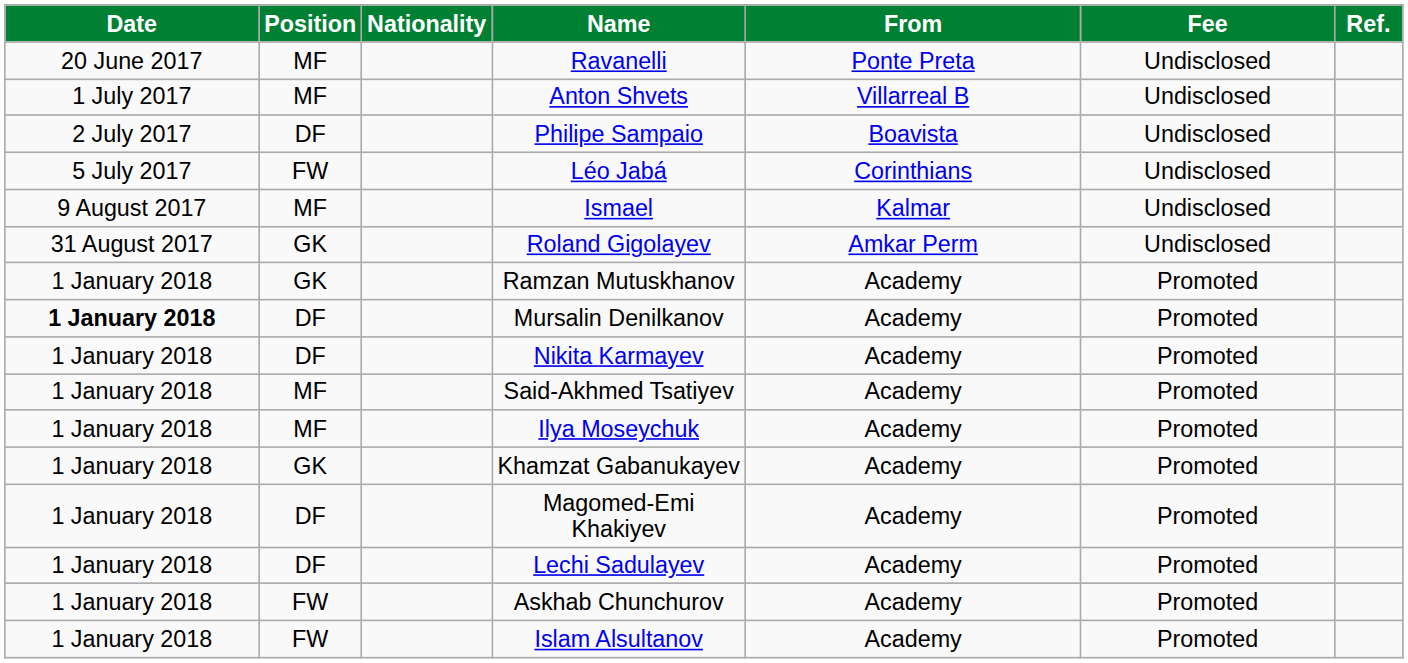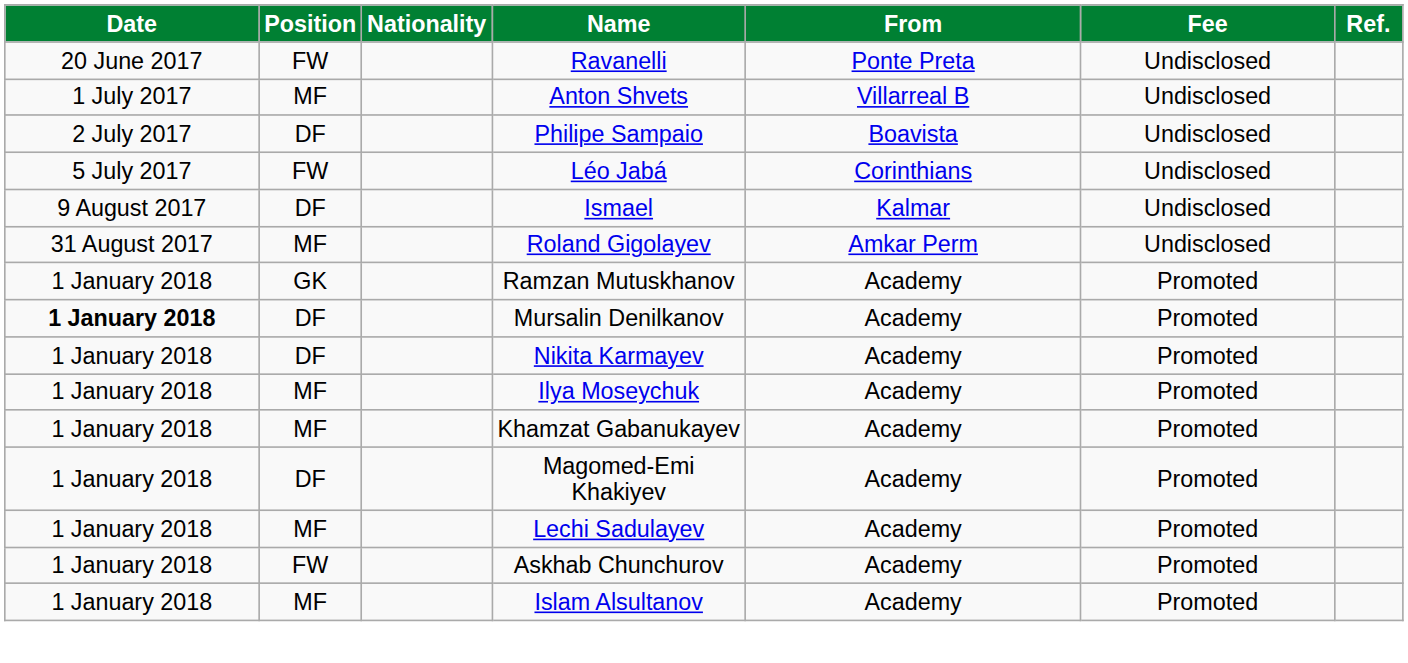(310, 60) MF -> (310, 60) FW
(310, 208) MF -> (310, 208) DF
(310, 245) GK -> (310, 245) MF
- row: (619, 392)
(310, 466) GK -> (310, 429) MF
(310, 566) DF -> (310, 529) MF
(310, 639) FW -> (310, 602) MF
